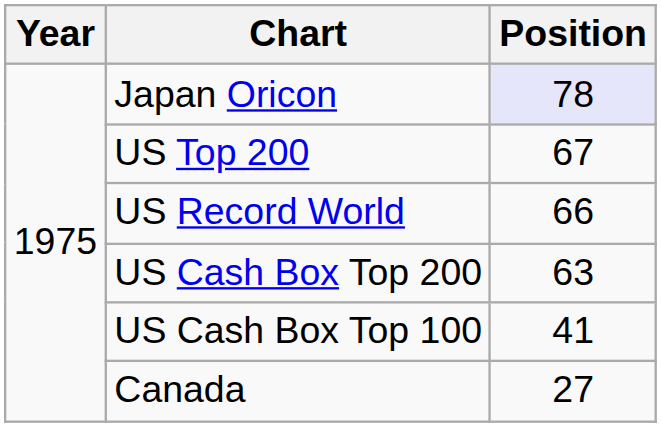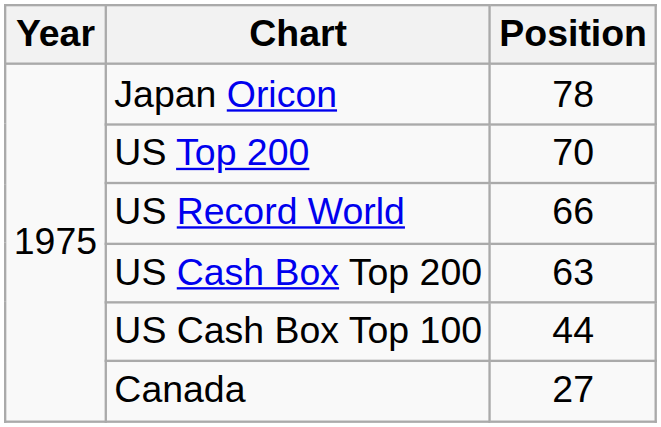(573, 93) lavender background -> (573, 93) no background
(573, 152) 67 -> (573, 152) 70
(573, 331) 41 -> (573, 331) 44
